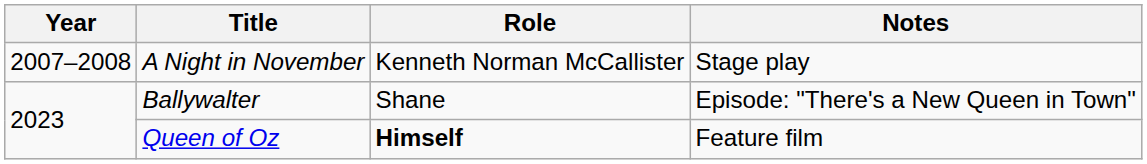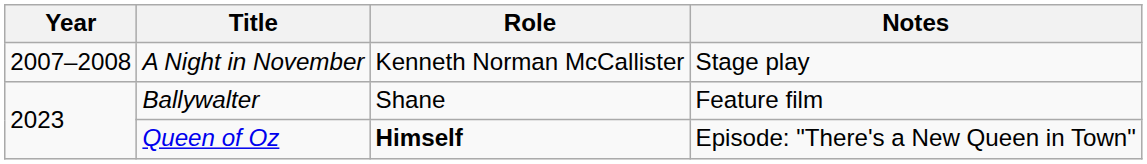(916, 100) Episode: "There's a New Queen in Town" -> (759, 100) Feature film
(759, 138) Feature film -> (916, 138) Episode: "There's a New Queen in Town"
